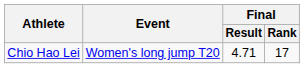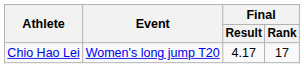(244, 53) 4.71 -> (244, 53) 4.17
